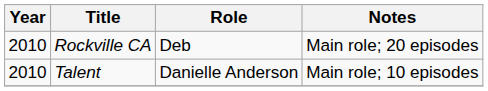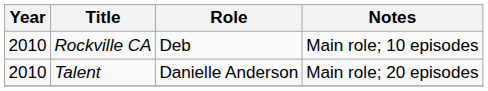(392, 45) Main role; 20 episodes -> (392, 45) Main role; 10 episodes
(392, 72) Main role; 10 episodes -> (392, 72) Main role; 20 episodes
